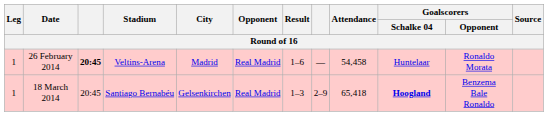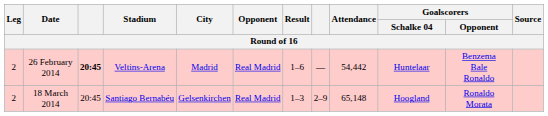(14, 62) 1 -> (14, 67) 2
(354, 62) 54,458 -> (354, 67) 54,442
(479, 62) Ronaldo Morata -> (479, 67) Benzema Bale Ronaldo
(14, 93) 1 -> (14, 98) 2
(354, 93) 65,418 -> (354, 98) 65,148
(412, 93) bold -> (412, 98) normal
(479, 93) Benzema Bale Ronaldo -> (479, 98) Ronaldo Morata
